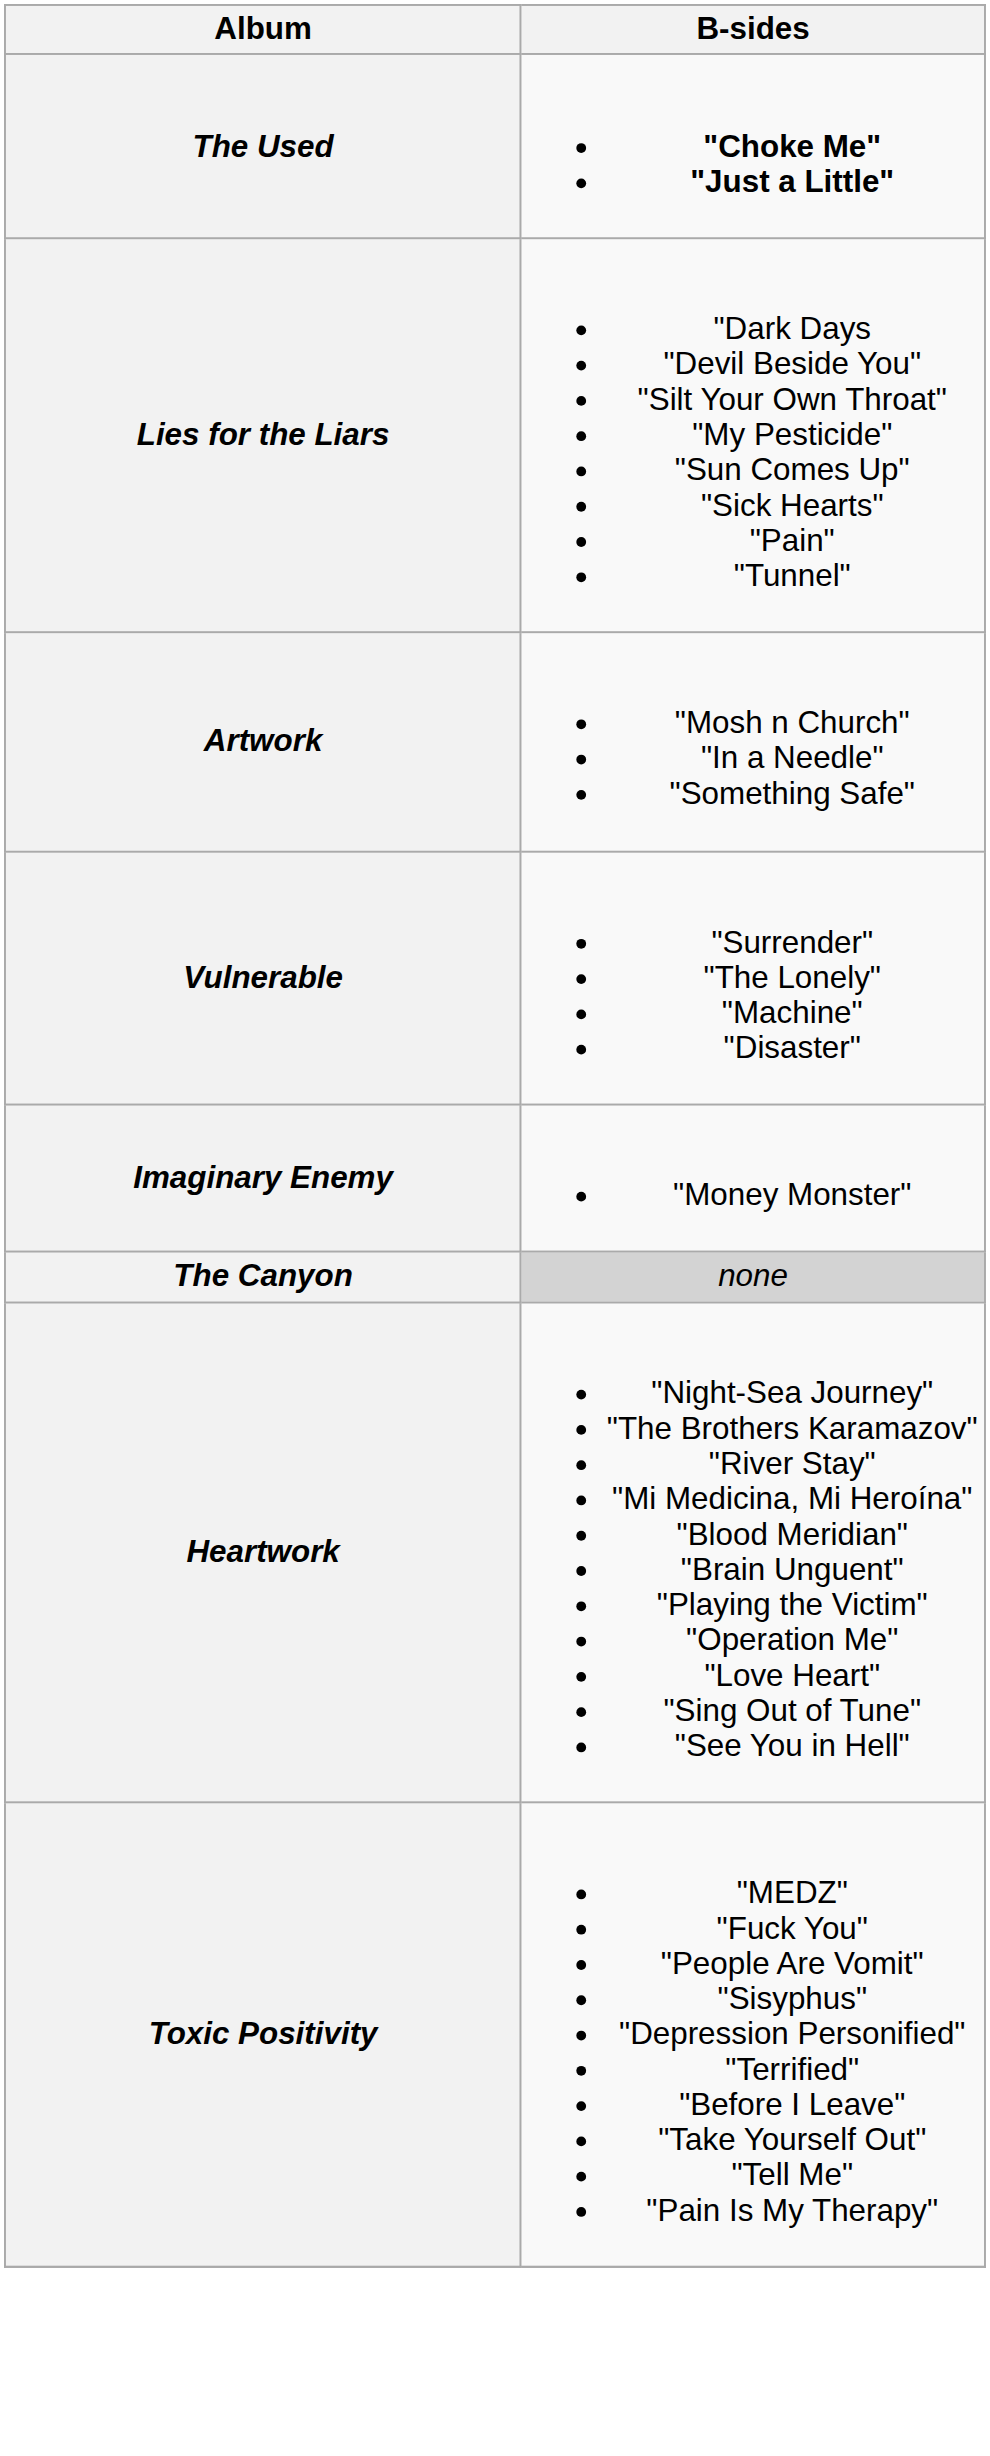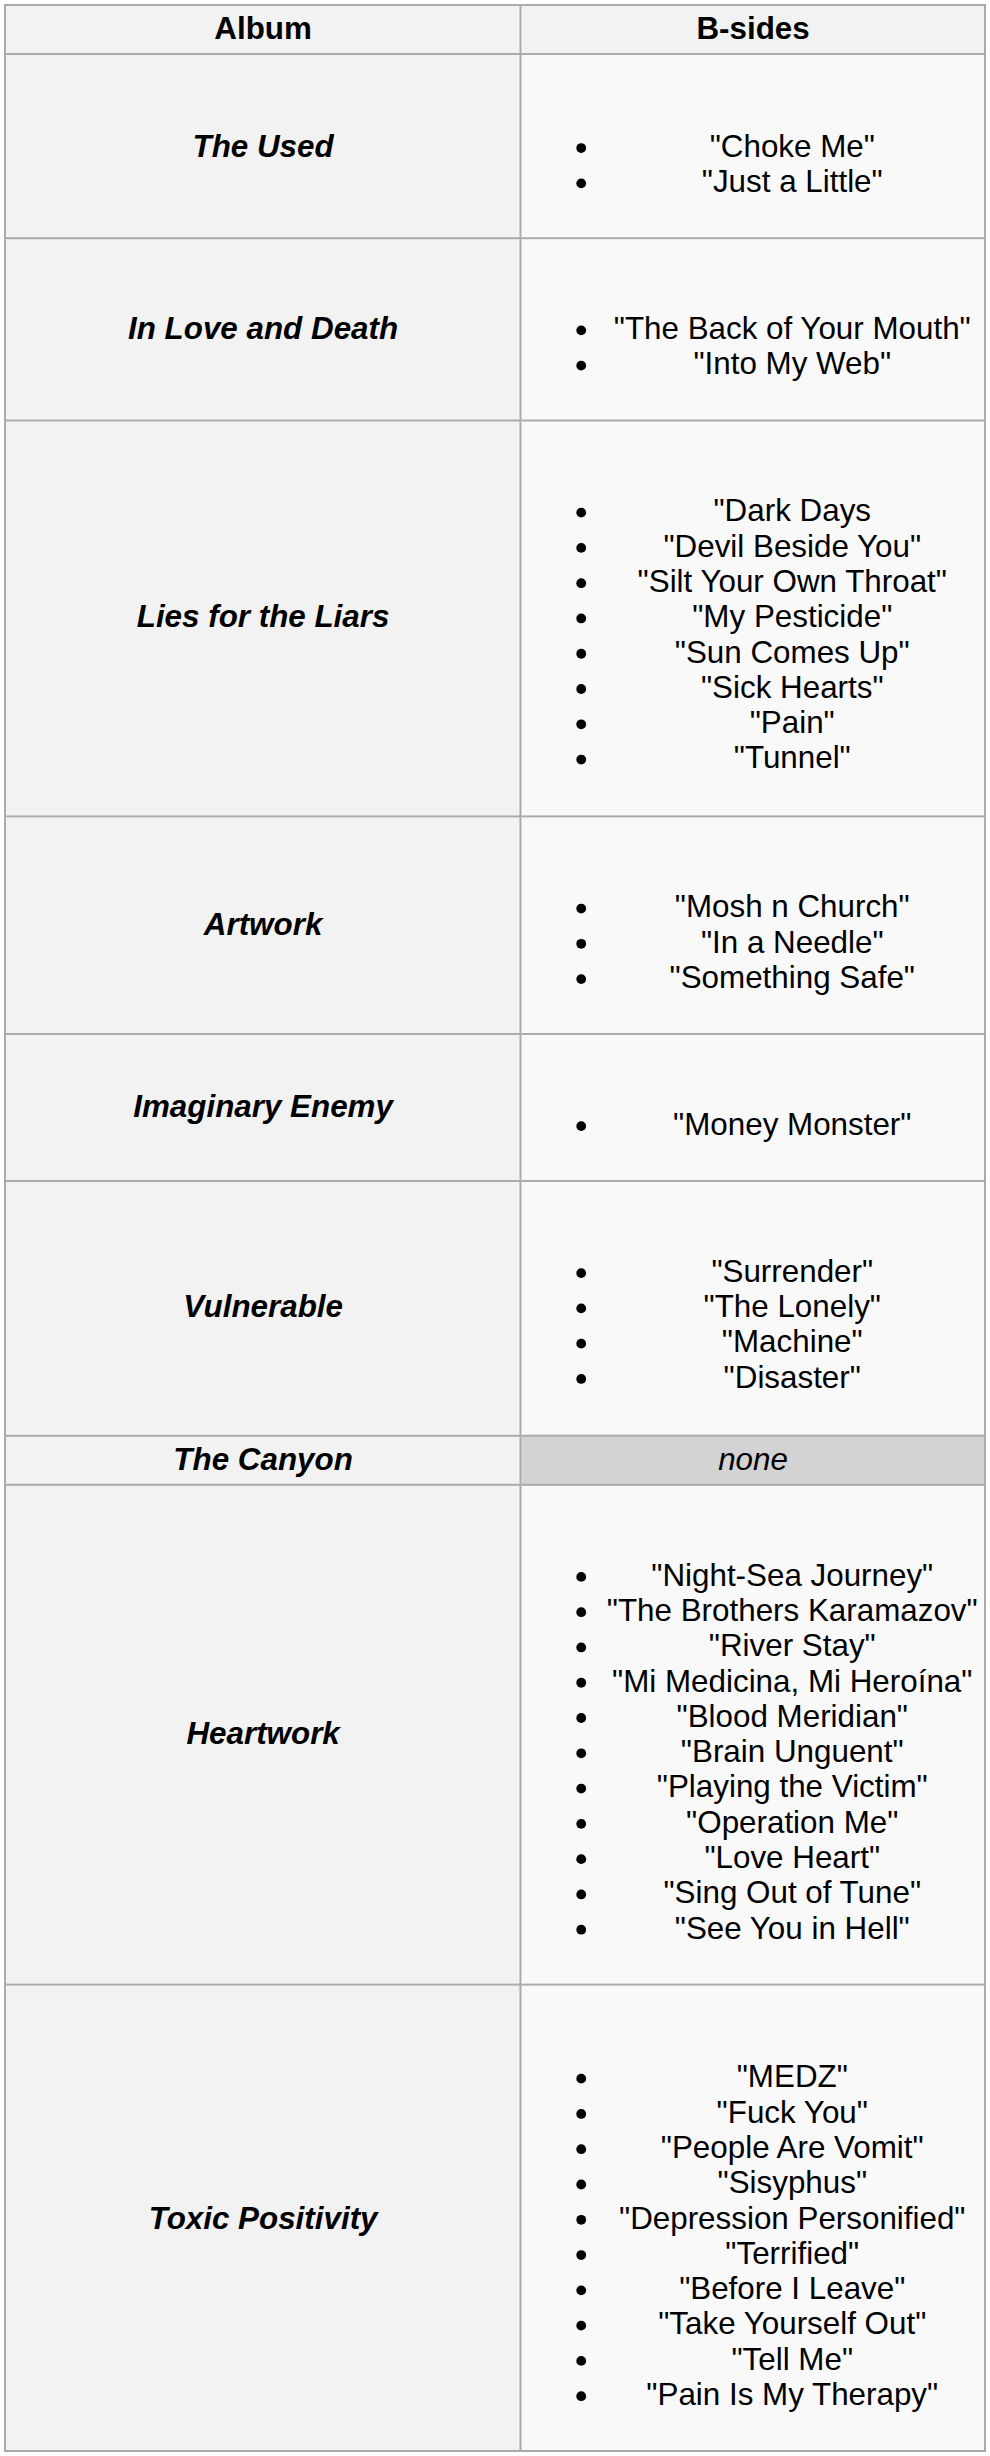(753, 164) bold -> (753, 164) normal
+ row: (263, 328)
rows swapped: (263, 977) <-> (263, 1177)
